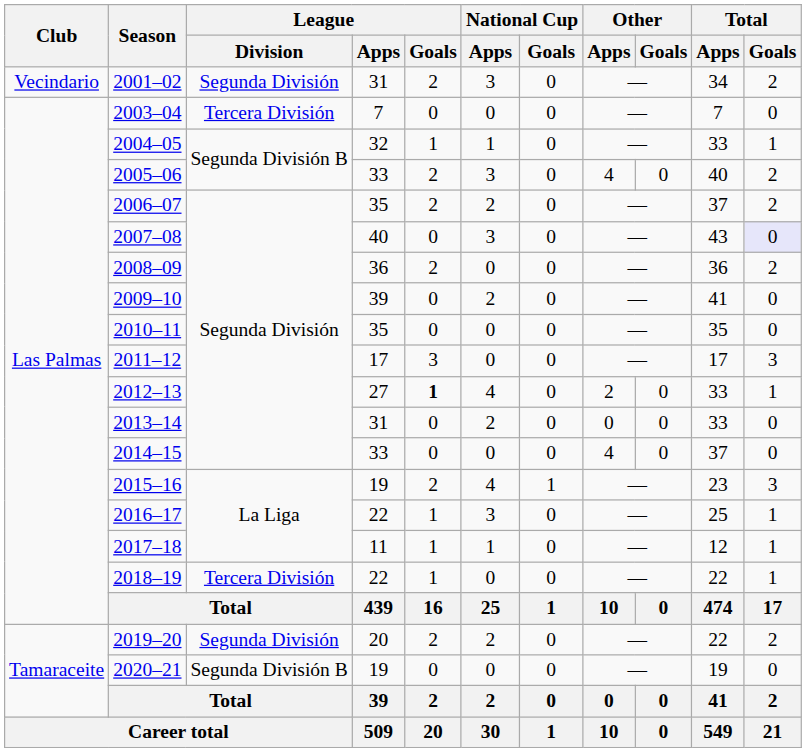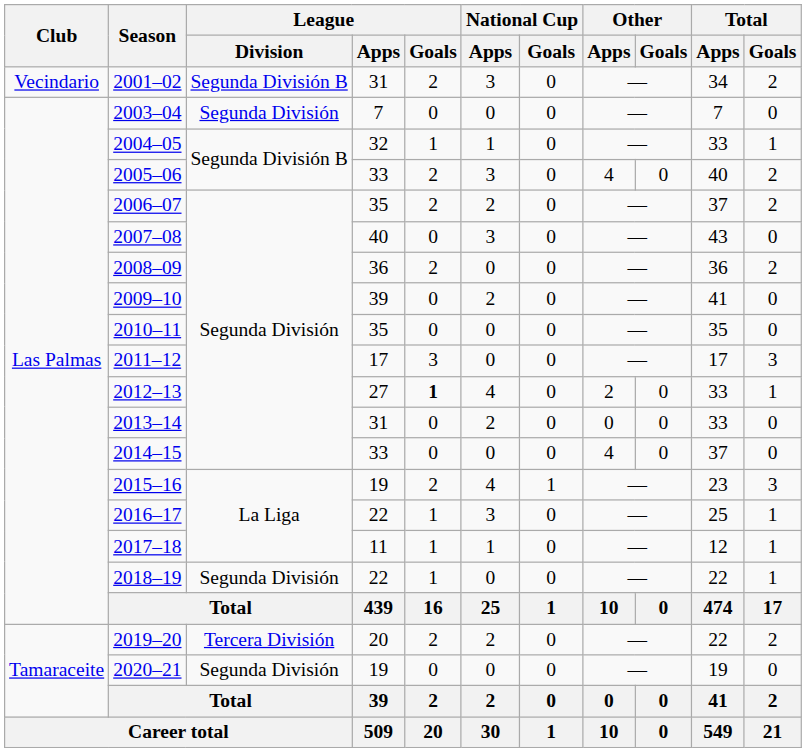(269, 81) Segunda División -> (269, 81) Segunda División B
(269, 112) Tercera División -> (269, 112) Segunda División
(773, 236) lavender background -> (773, 236) no background
(269, 577) Tercera División -> (269, 577) Segunda División
(269, 639) Segunda División -> (269, 639) Tercera División
(269, 670) Segunda División B -> (269, 670) Segunda División
